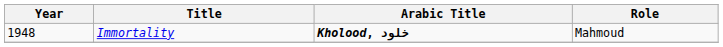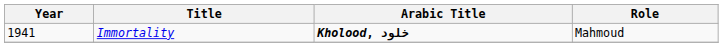(21, 33) 1948 -> (21, 33) 1941
